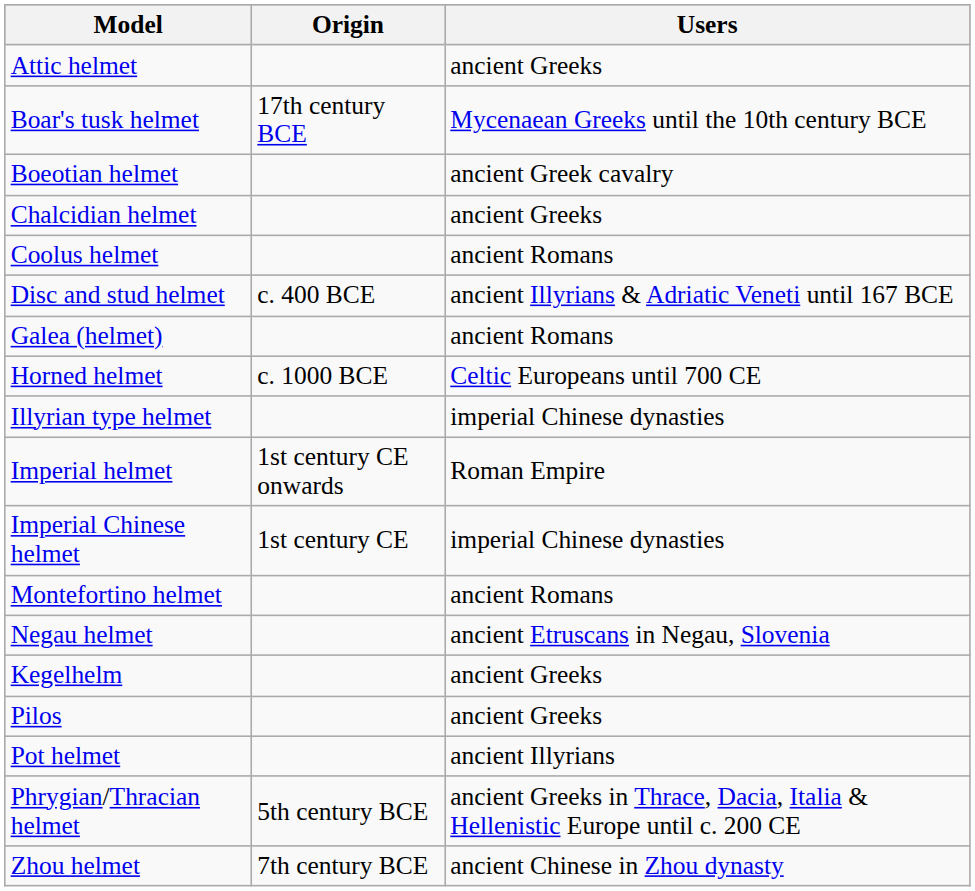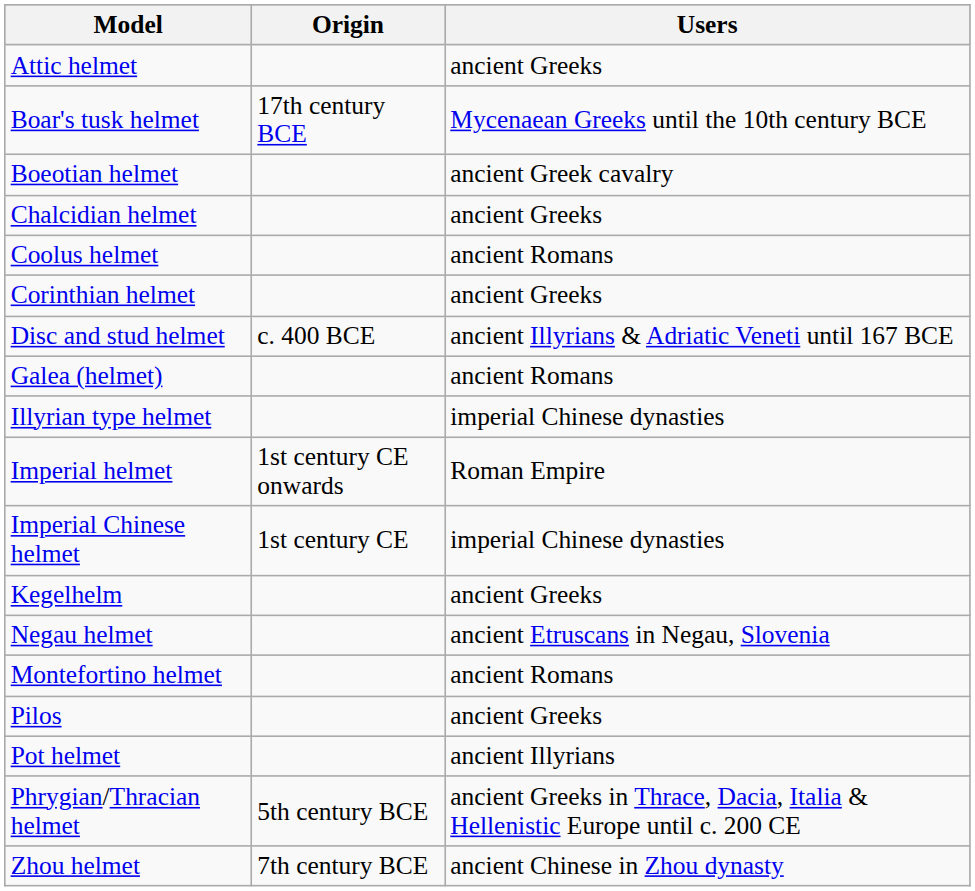+ row: (103, 295)
- row: (87, 376)
rows swapped: (66, 675) <-> (116, 594)
